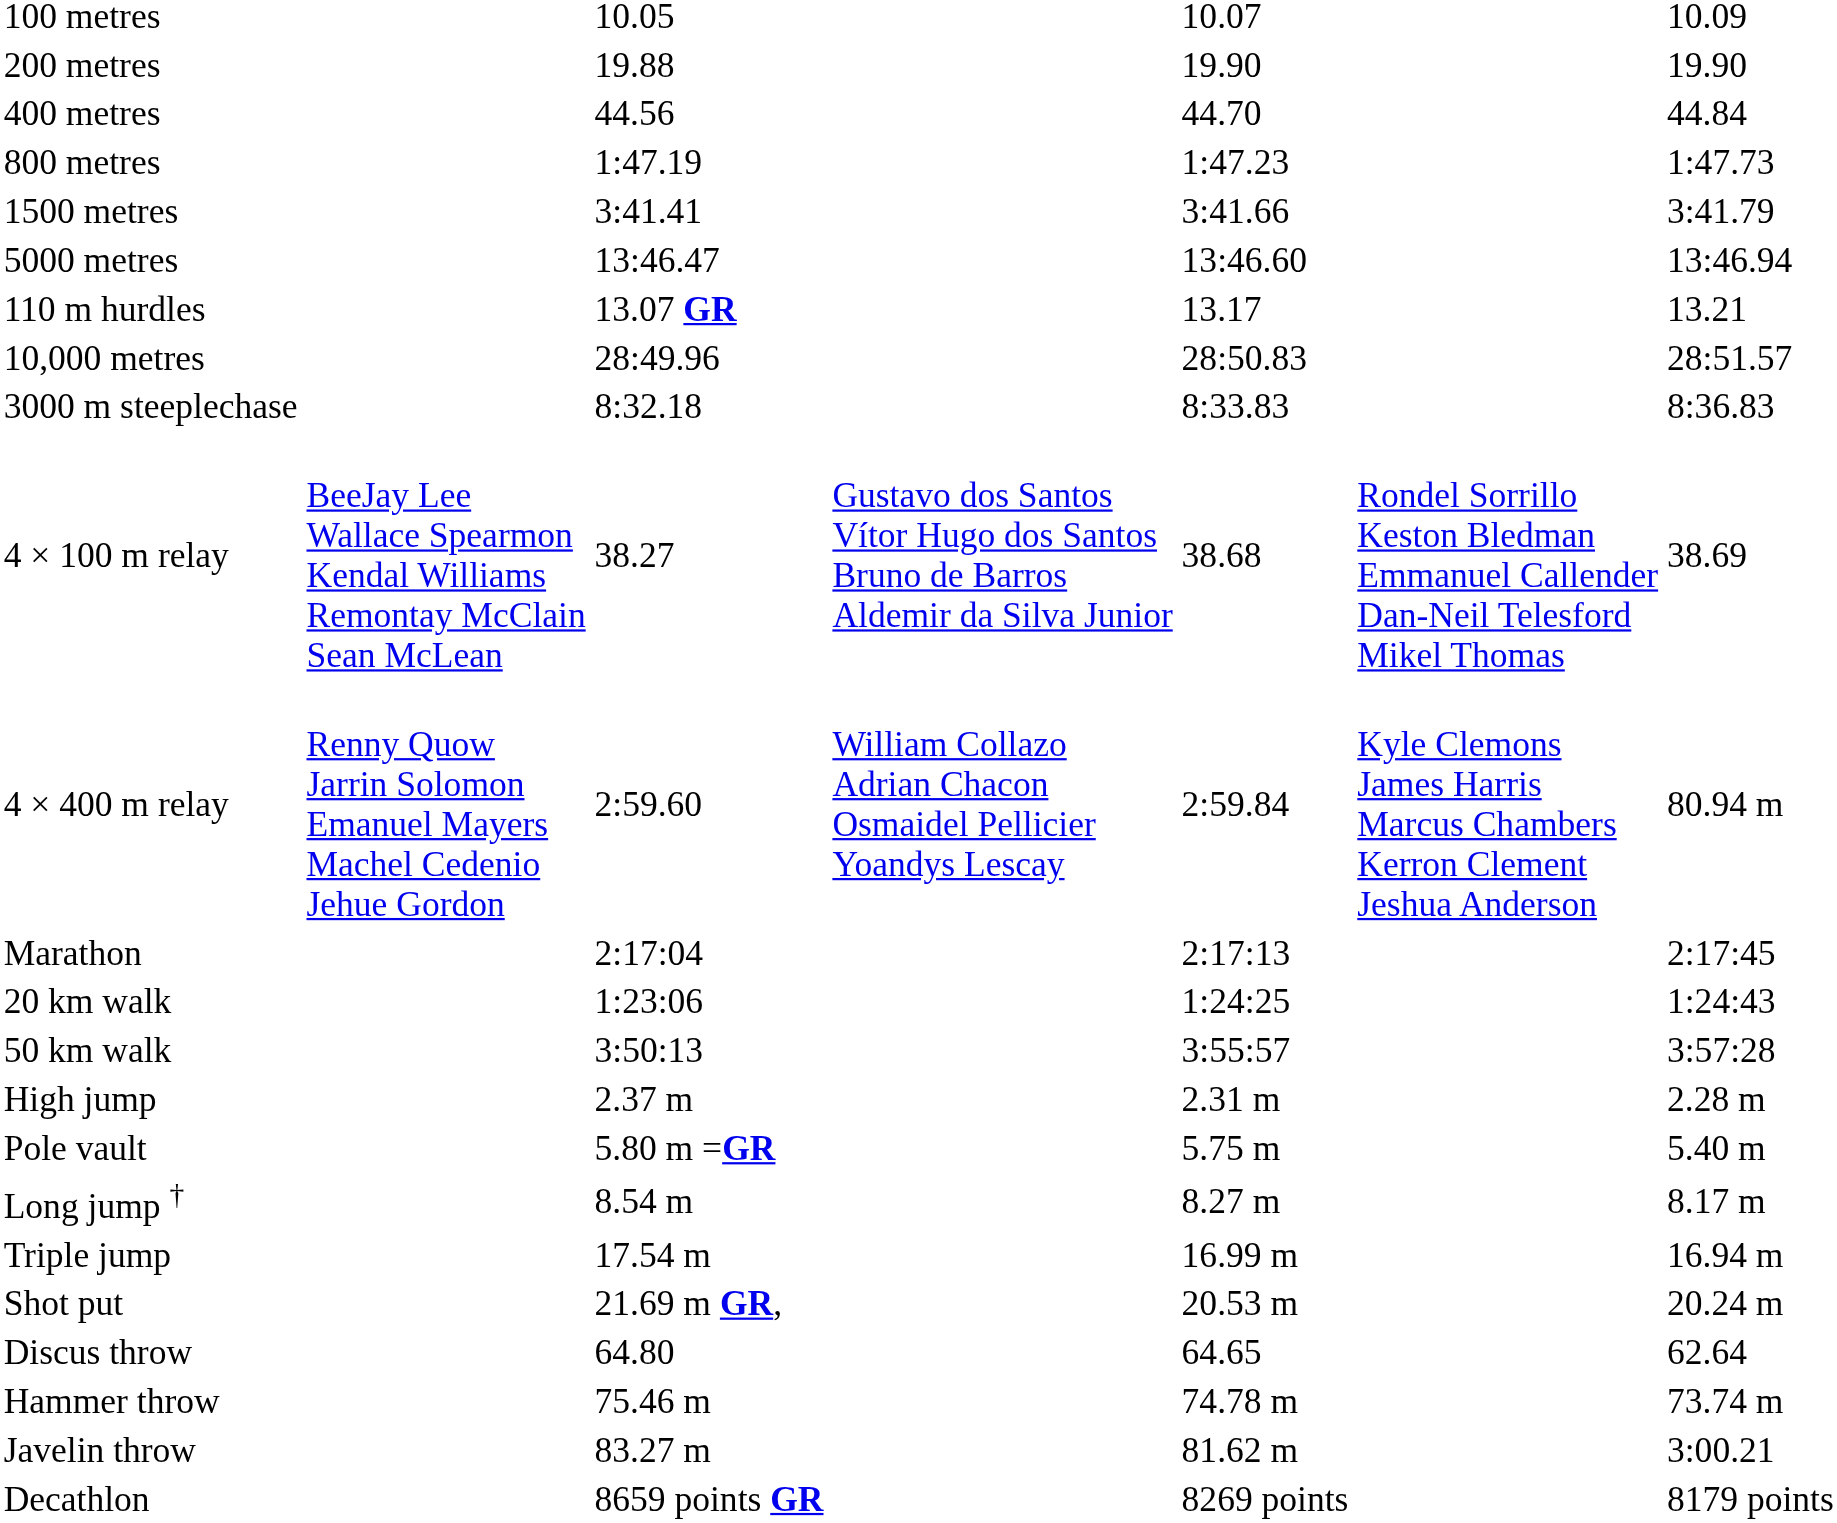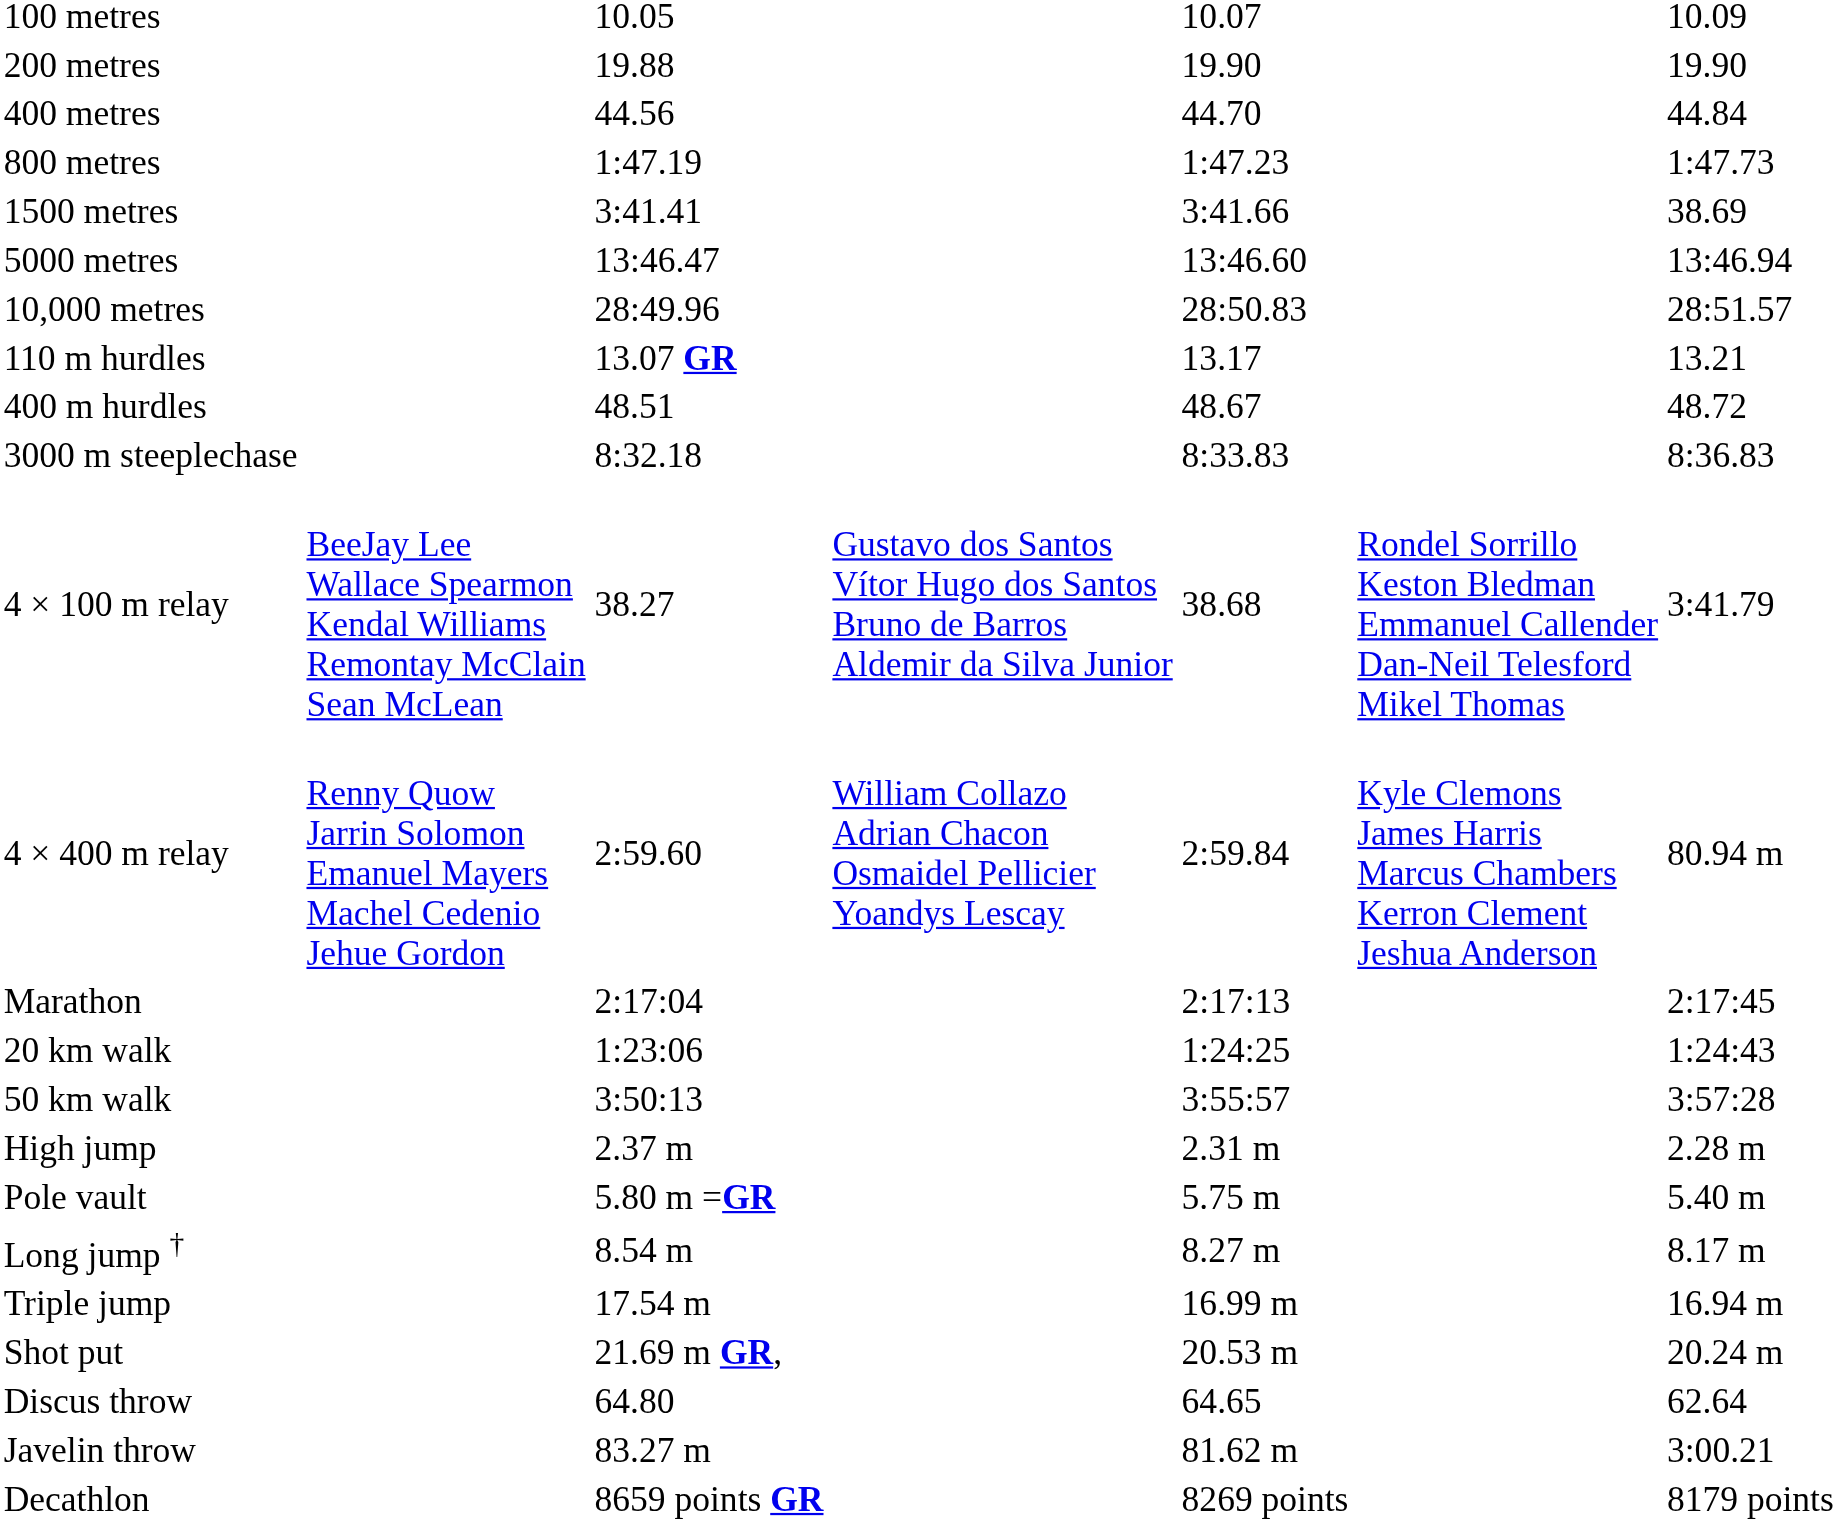(1721, 211) 3:41.79 -> (1707, 211) 38.69
rows swapped: (104, 357) <-> (105, 309)
+ row: (105, 406)
(1707, 555) 38.69 -> (1721, 604) 3:41.79
- row: (112, 1402)
